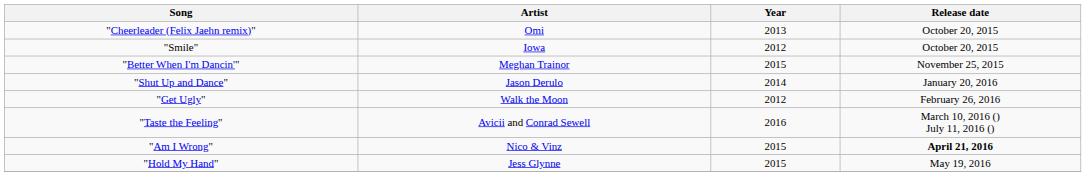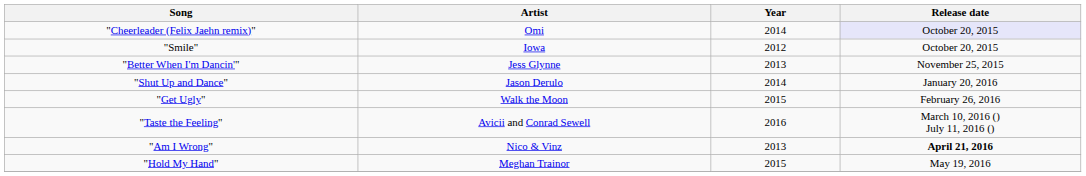(775, 30) 2013 -> (775, 30) 2014
(960, 30) no background -> (960, 30) lavender background
(534, 64) Meghan Trainor -> (534, 64) Jess Glynne
(775, 64) 2015 -> (775, 64) 2013
(775, 99) 2012 -> (775, 99) 2015
(775, 146) 2015 -> (775, 146) 2013
(534, 163) Jess Glynne -> (534, 163) Meghan Trainor
